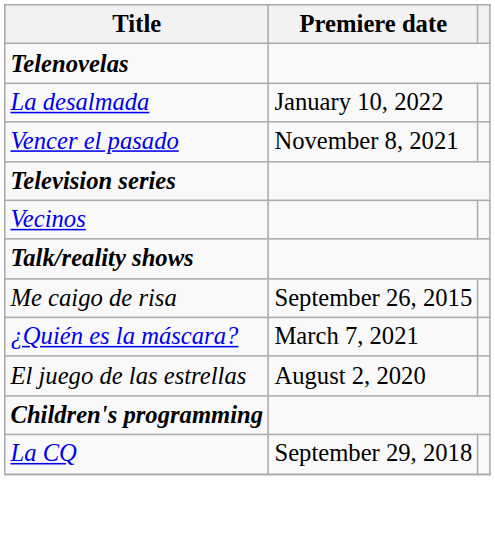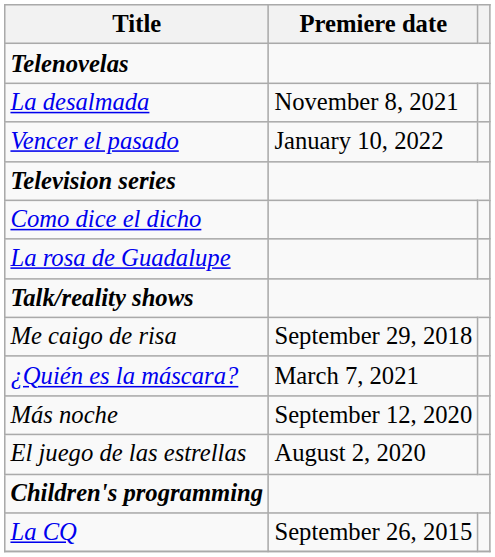(359, 102) January 10, 2022 -> (366, 102) November 8, 2021
(366, 141) November 8, 2021 -> (359, 141) January 10, 2022
+ row: (106, 219)
+ row: (121, 258)
- row: (48, 219)
(373, 297) September 26, 2015 -> (373, 336) September 29, 2018
+ row: (64, 414)
(373, 453) September 29, 2018 -> (373, 532) September 26, 2015
